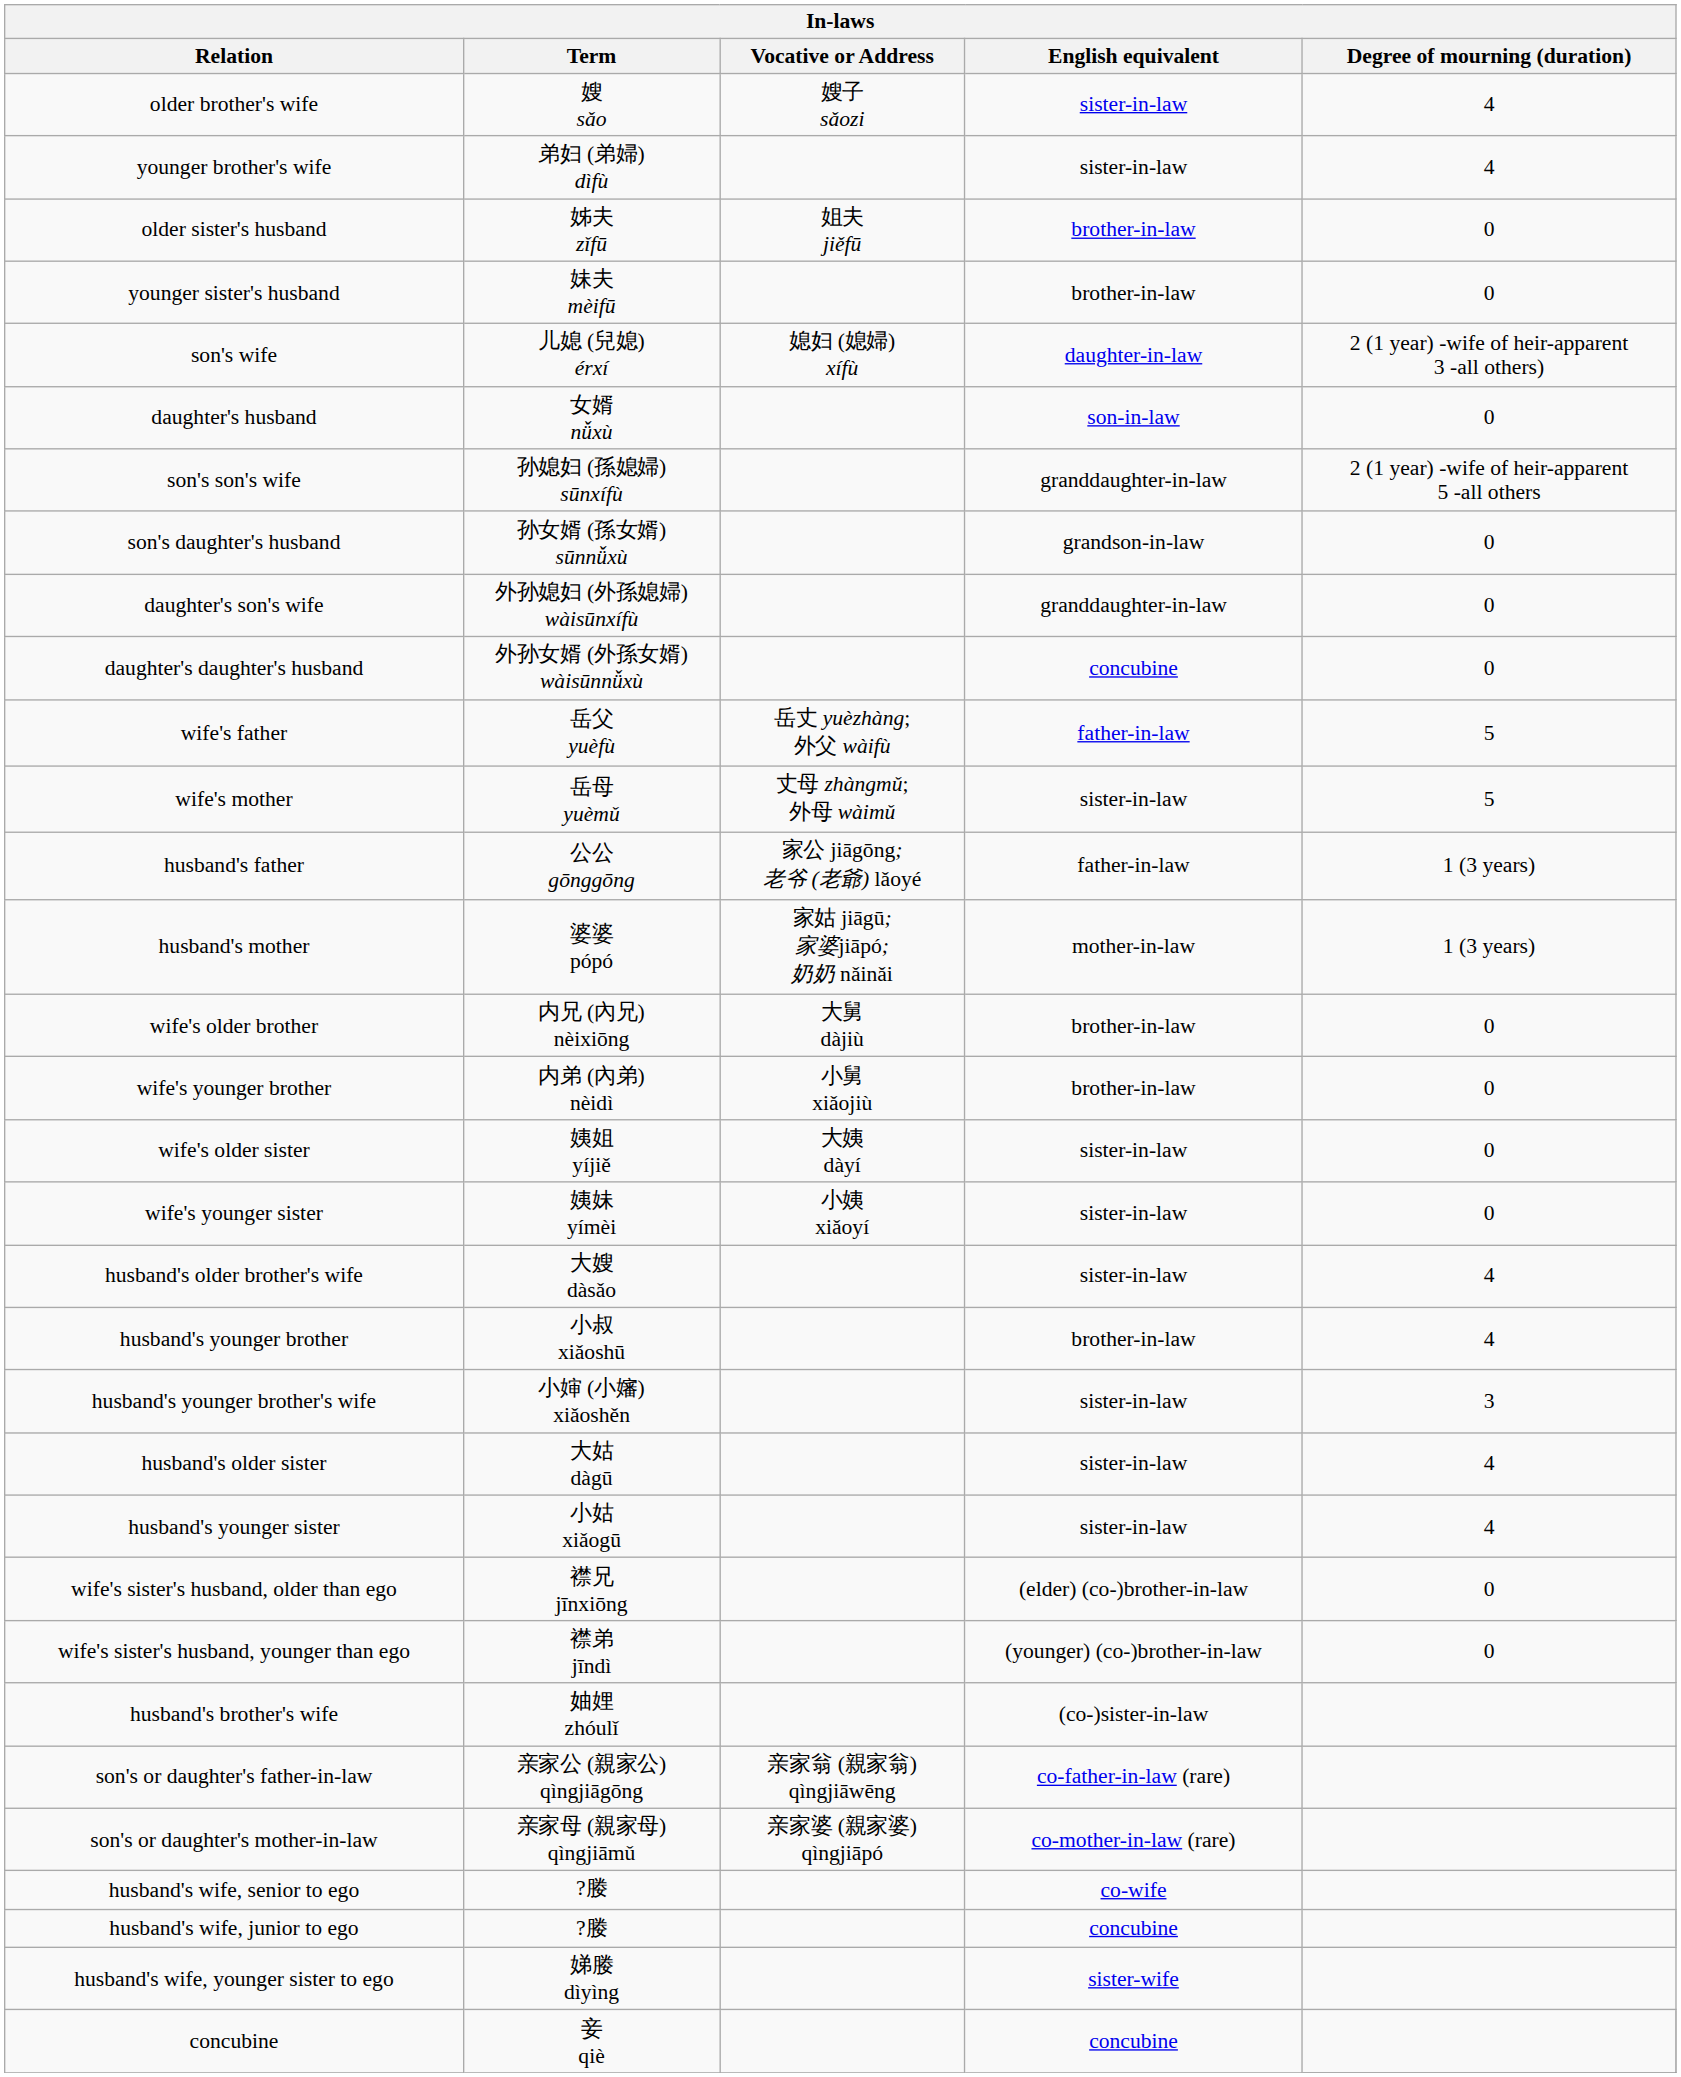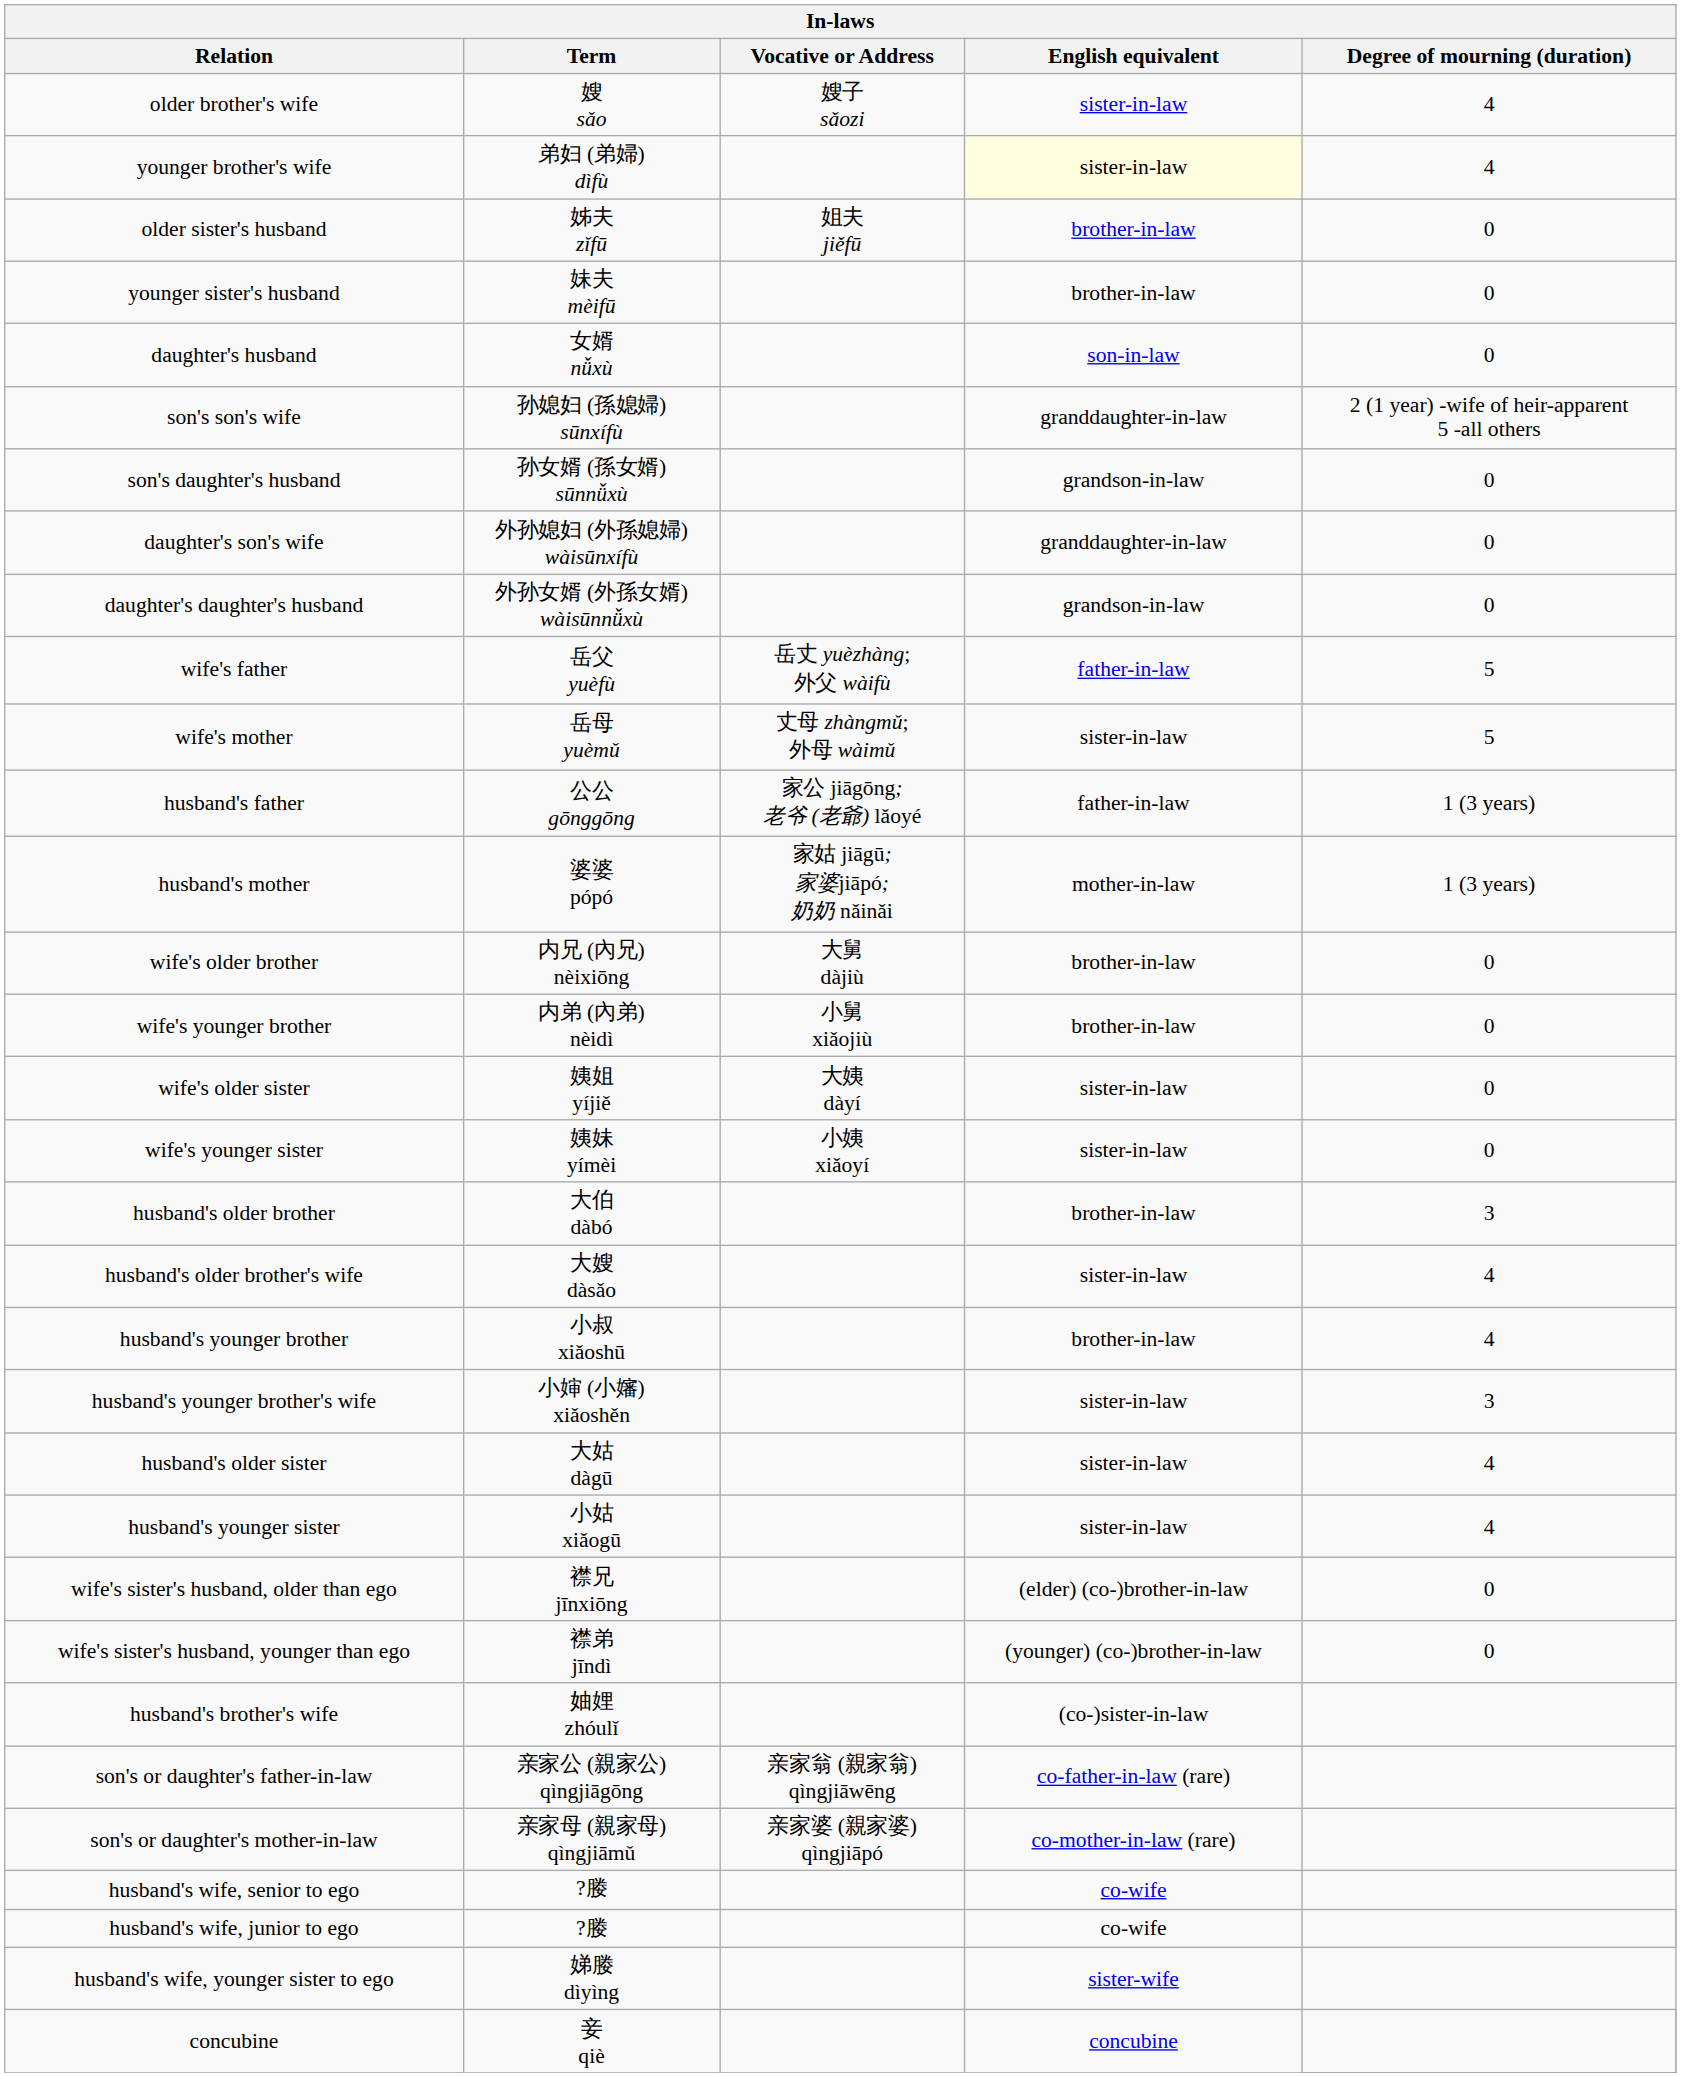(1134, 166) no background -> (1134, 166) lightyellow background
- row: (234, 354)
(1134, 667) concubine -> (1133, 605) grandson-in-law
+ row: (234, 1213)
(1134, 1927) concubine -> (1133, 1927) co-wife
